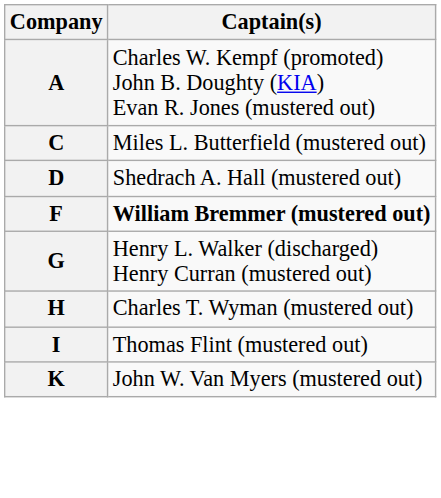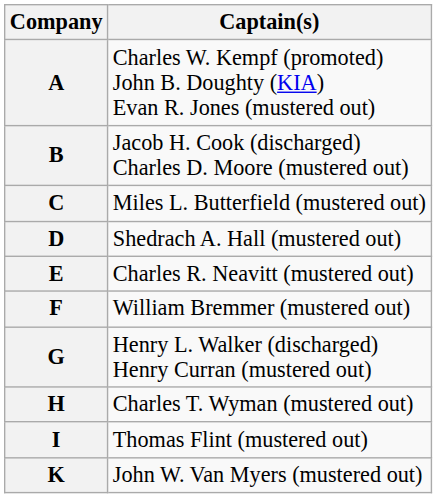+ row: (56, 155)
+ row: (56, 273)
(272, 213) bold -> (261, 308) normal
